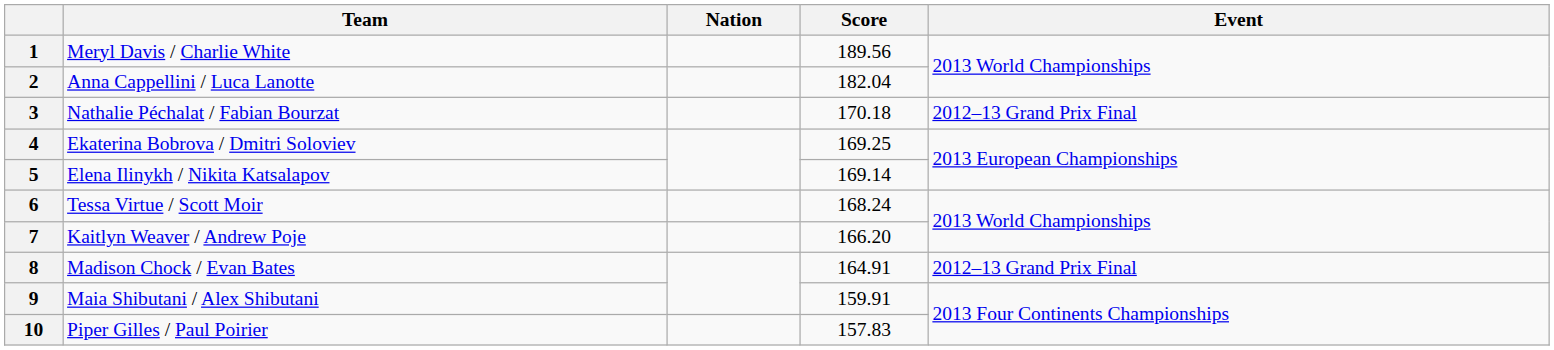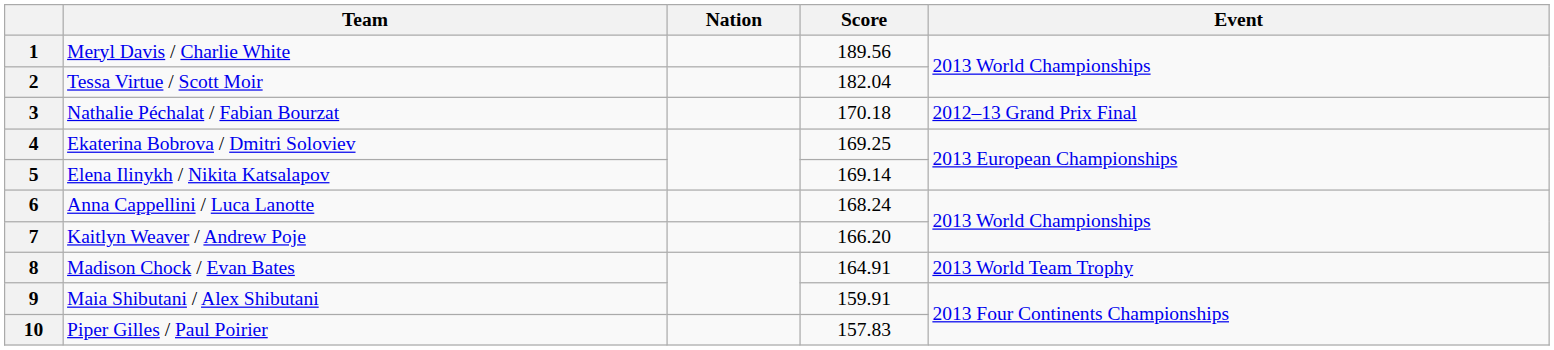(191, 81) Anna Cappellini / Luca Lanotte -> (165, 81) Tessa Virtue / Scott Moir
(165, 205) Tessa Virtue / Scott Moir -> (191, 205) Anna Cappellini / Luca Lanotte
(1035, 267) 2012–13 Grand Prix Final -> (1033, 267) 2013 World Team Trophy
